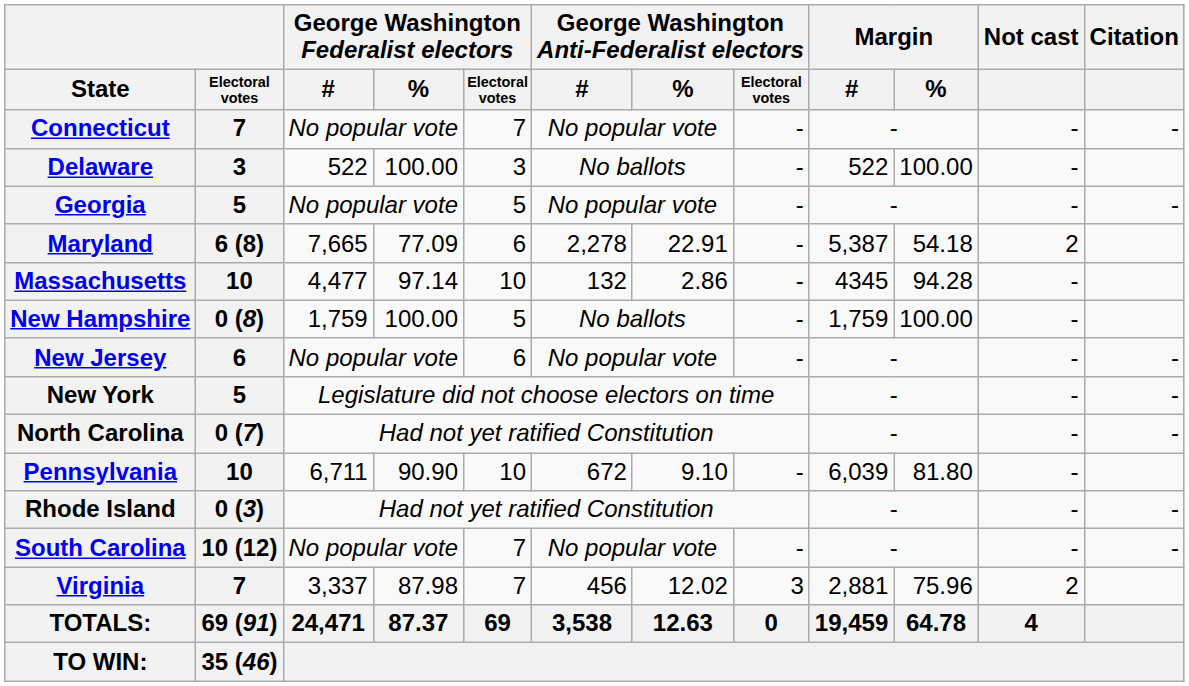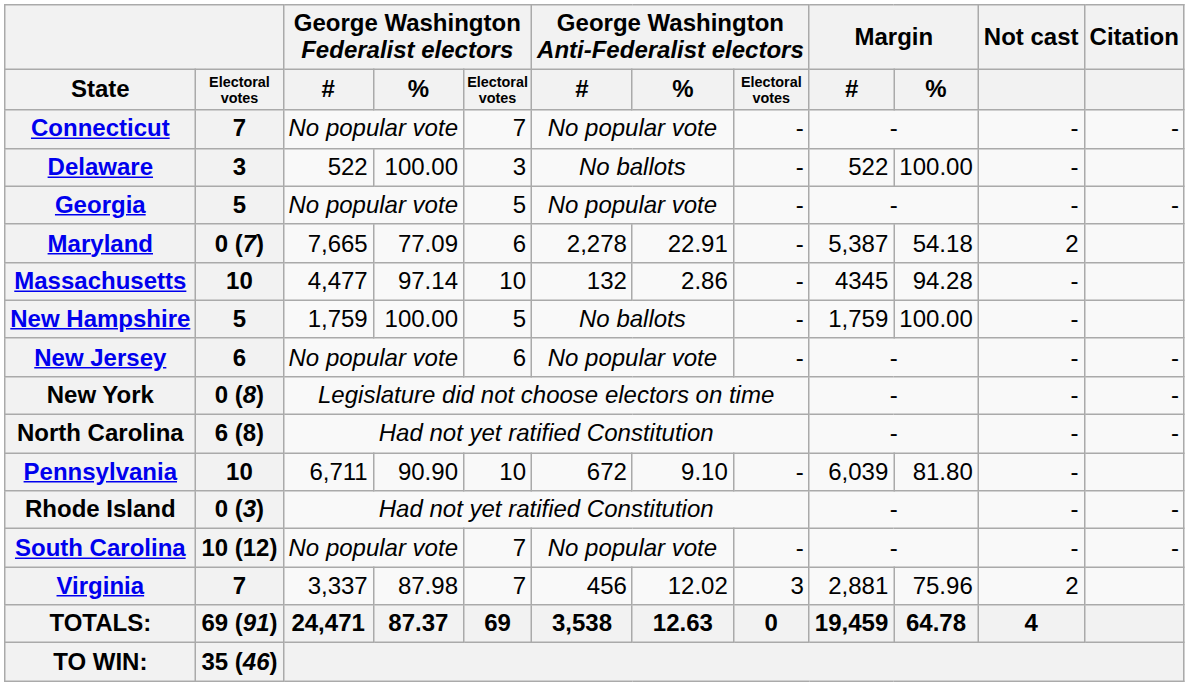(239, 242) 6 (8) -> (239, 242) 0 (7)
(239, 319) 0 (8) -> (239, 319) 5
(239, 395) 5 -> (239, 395) 0 (8)
(239, 433) 0 (7) -> (239, 433) 6 (8)
